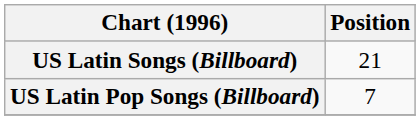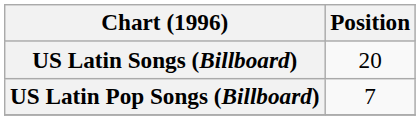(370, 59) 21 -> (370, 59) 20
